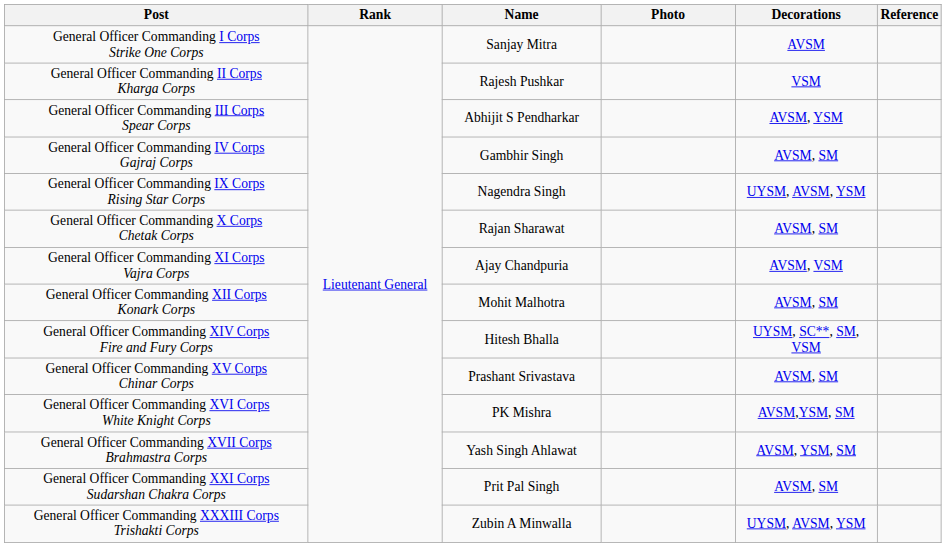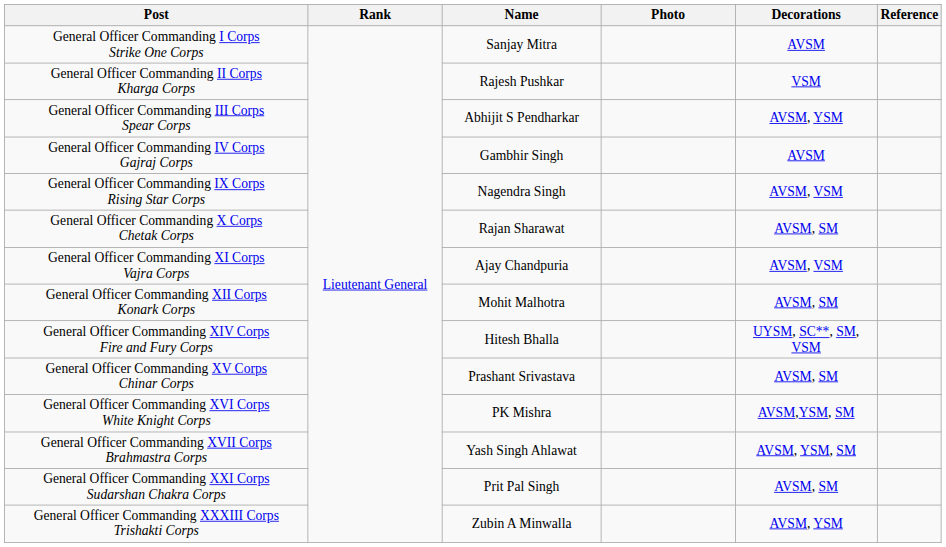(806, 155) AVSM, SM -> (806, 155) AVSM
(806, 191) UYSM, AVSM, YSM -> (806, 191) AVSM, VSM
(806, 523) UYSM, AVSM, YSM -> (806, 523) AVSM, YSM
